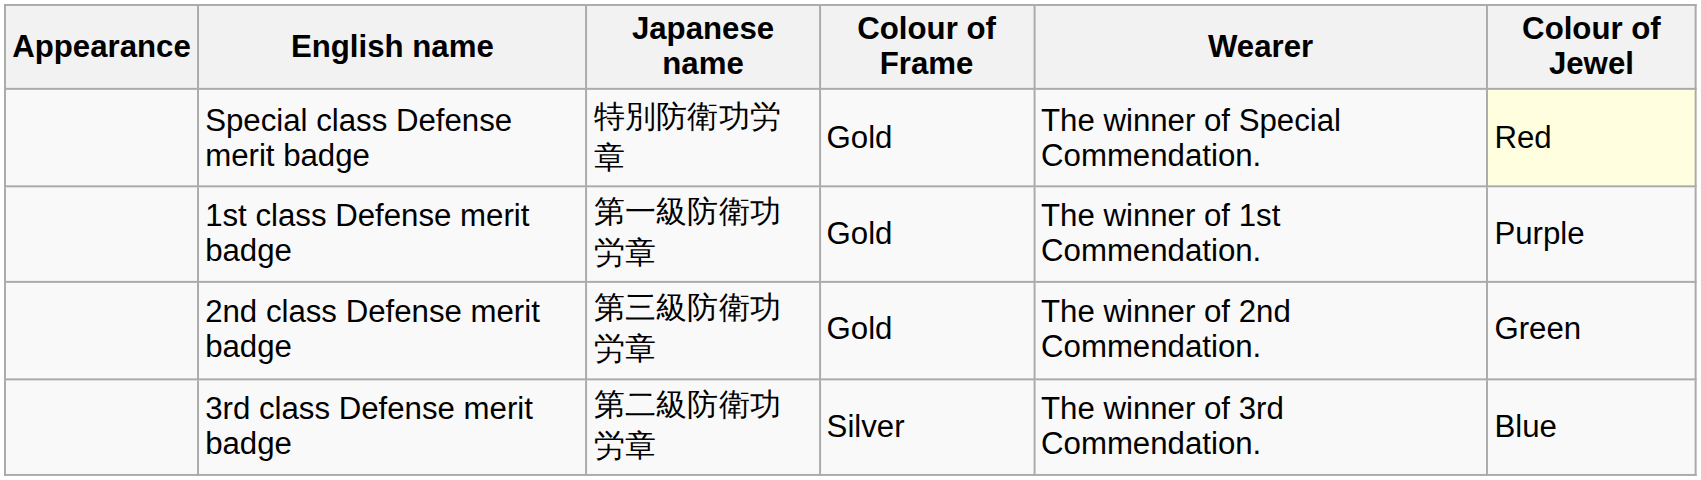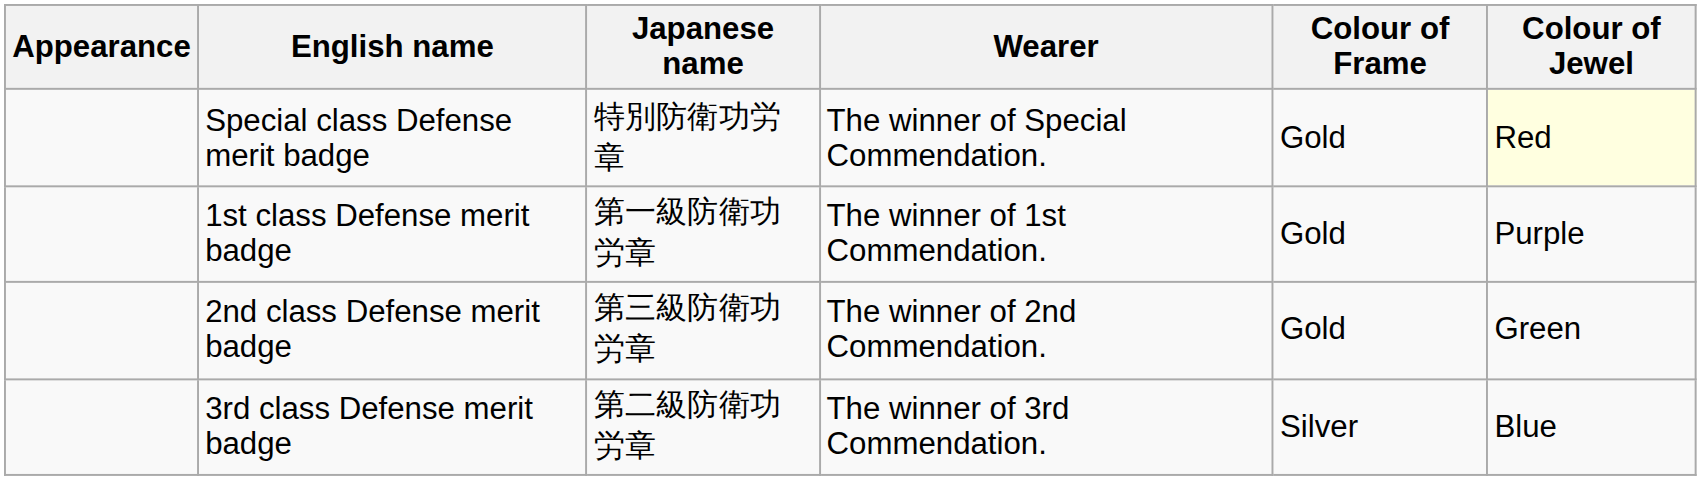columns swapped: (1261, 46) <-> (927, 46)
